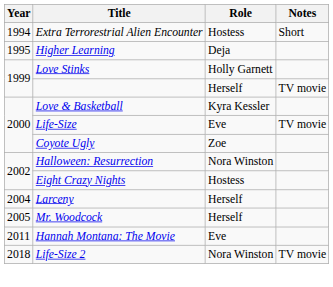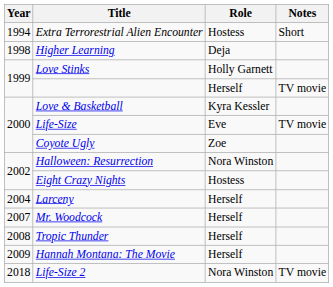(19, 50) 1995 -> (19, 50) 1998
(19, 217) 2005 -> (19, 217) 2007
+ row: (72, 236)
(19, 236) 2011 -> (19, 254) 2009
(217, 236) Eve -> (225, 254) Herself
